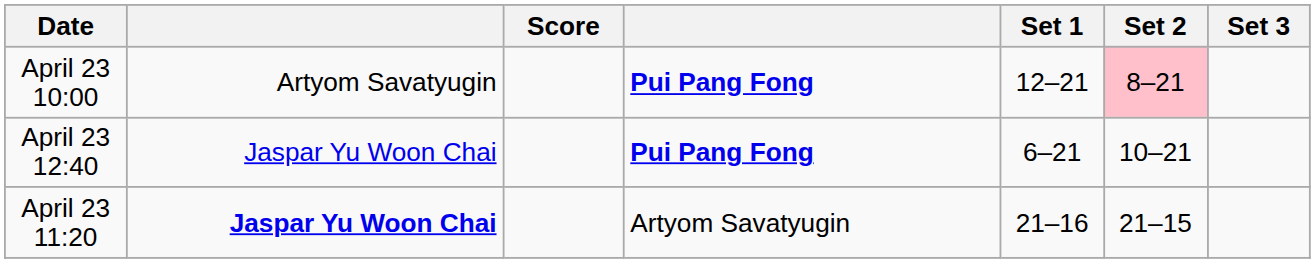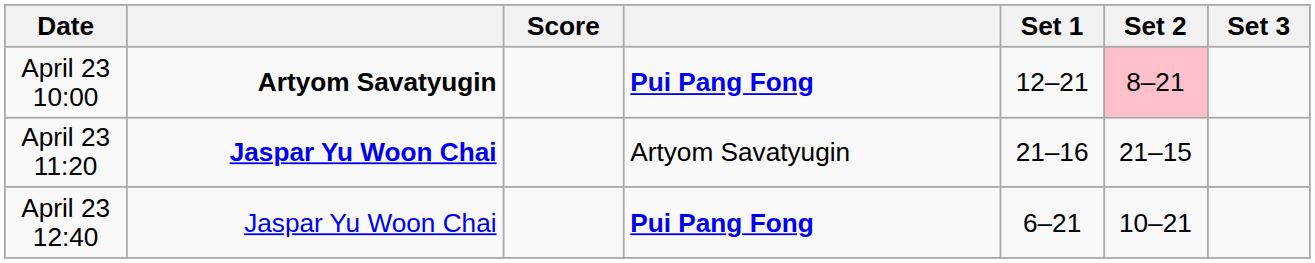(387, 82) normal -> (377, 82) bold
rows swapped: (66, 223) <-> (66, 152)
